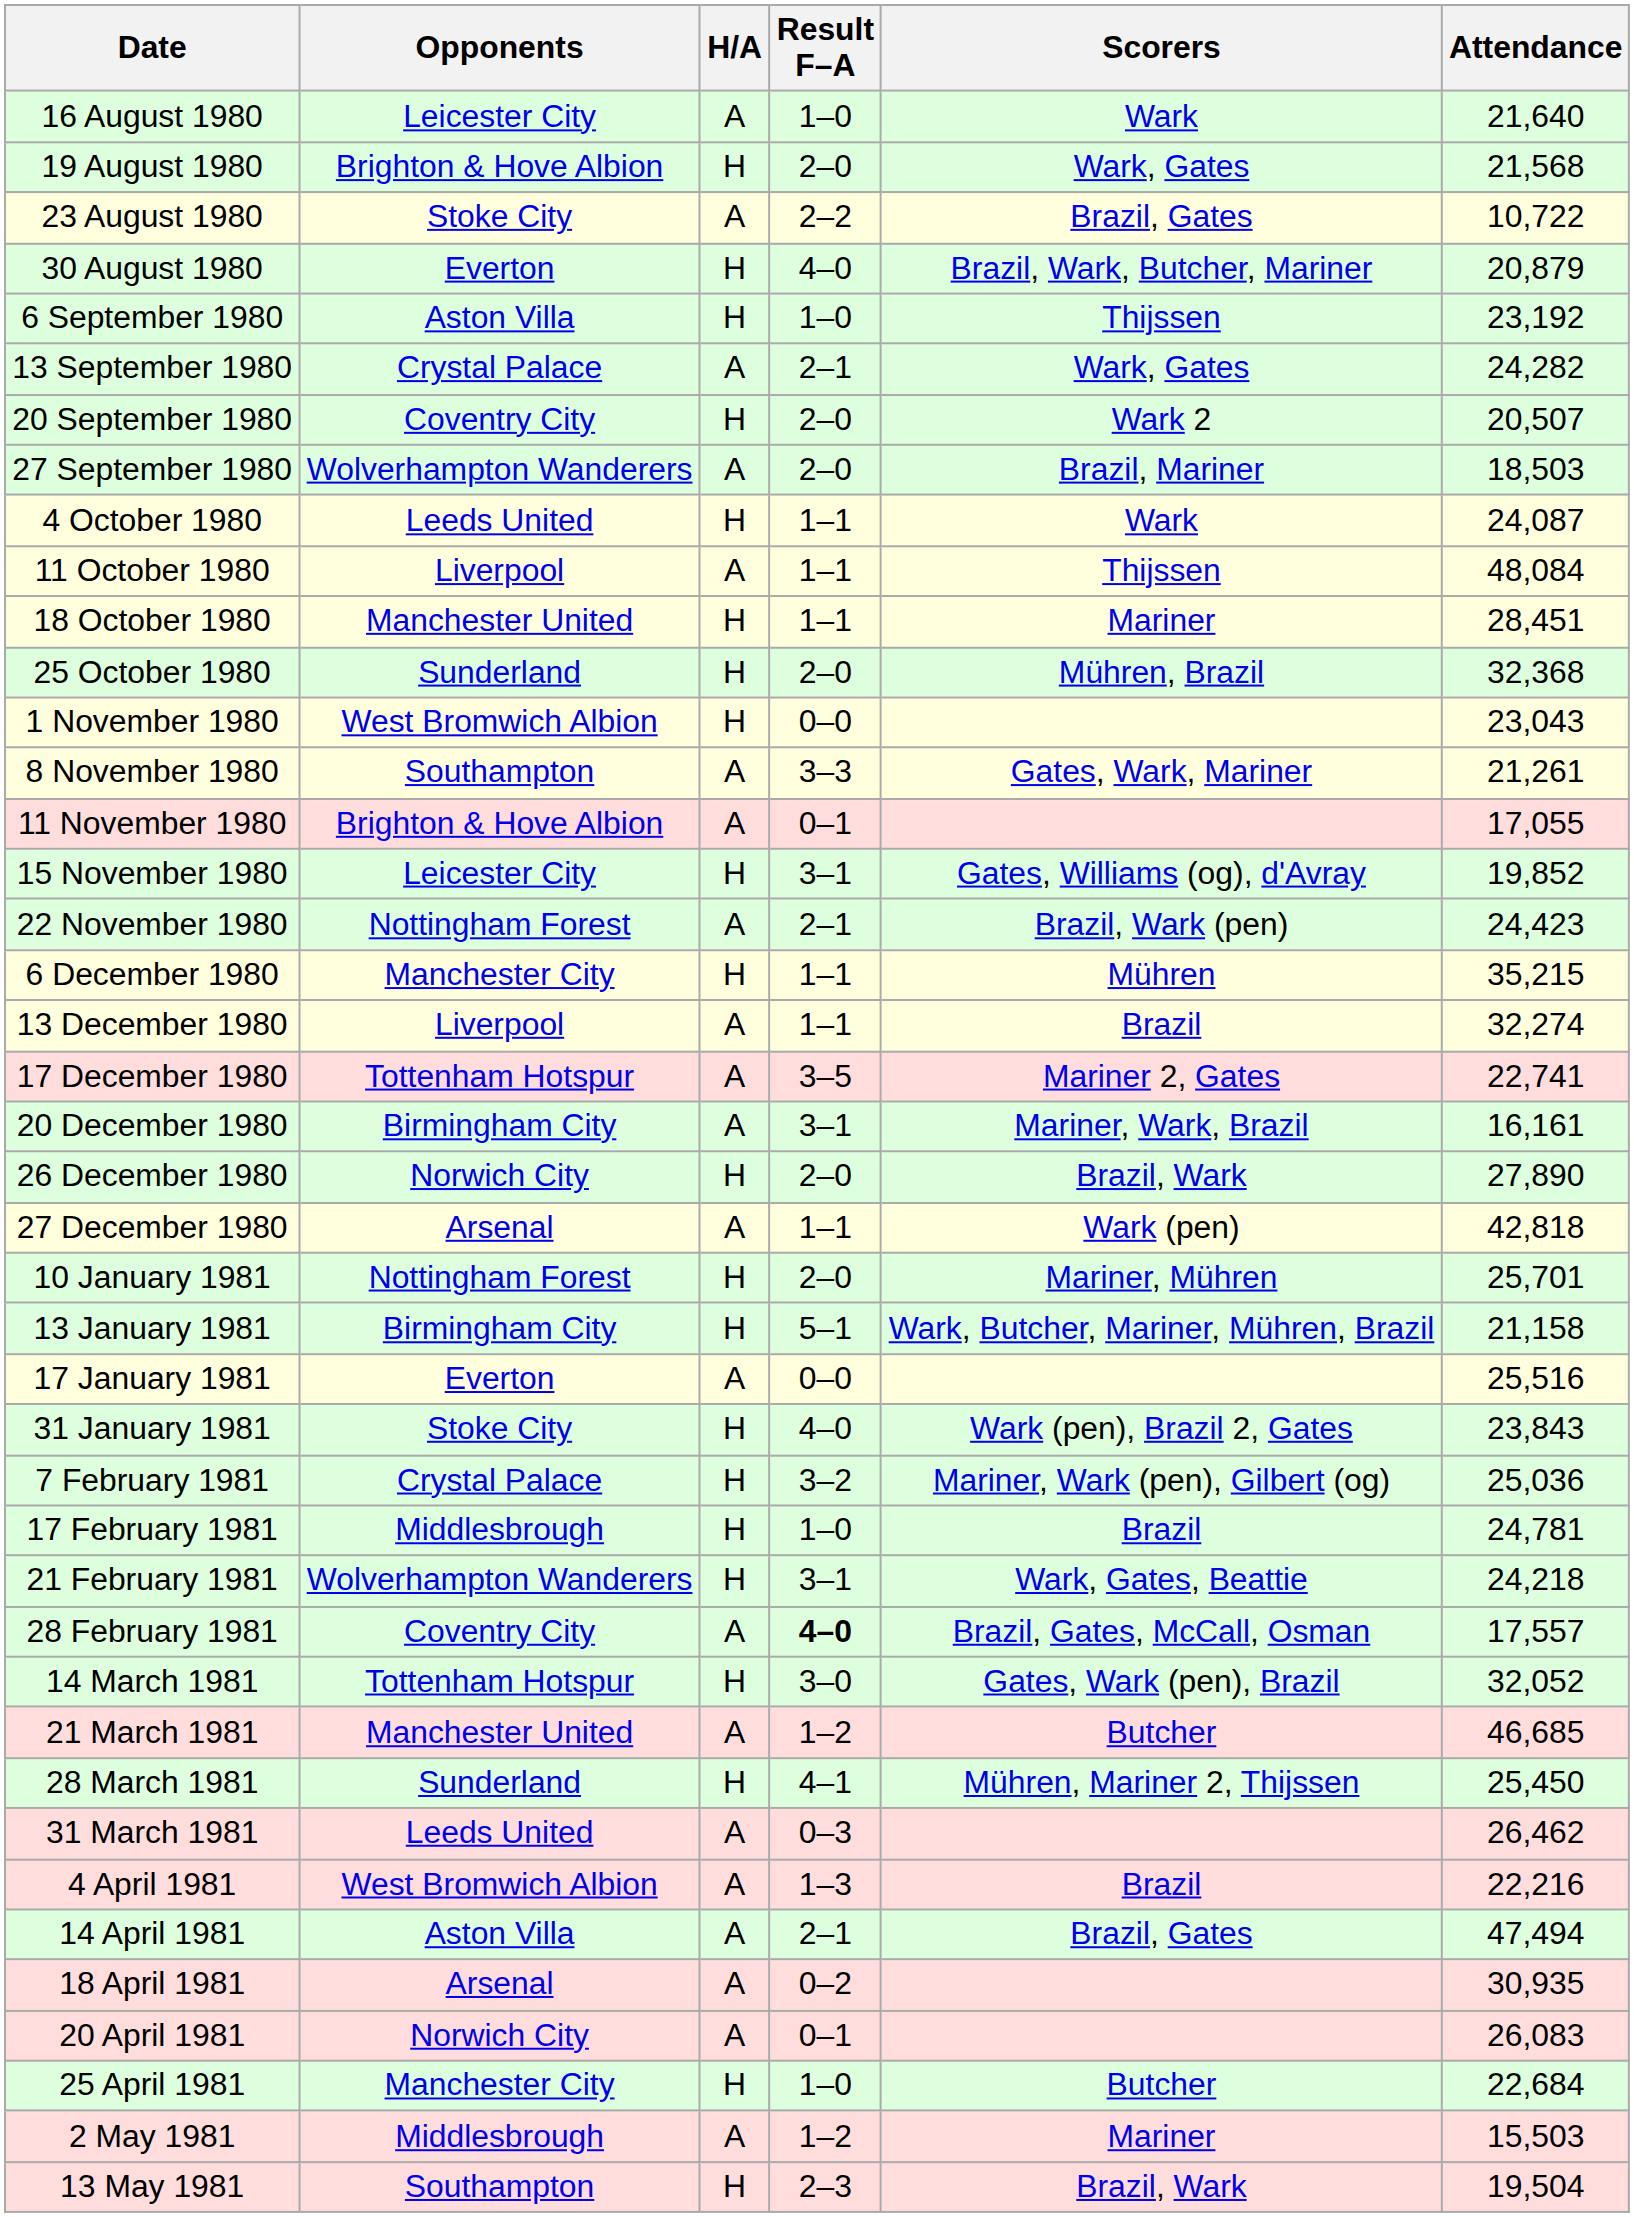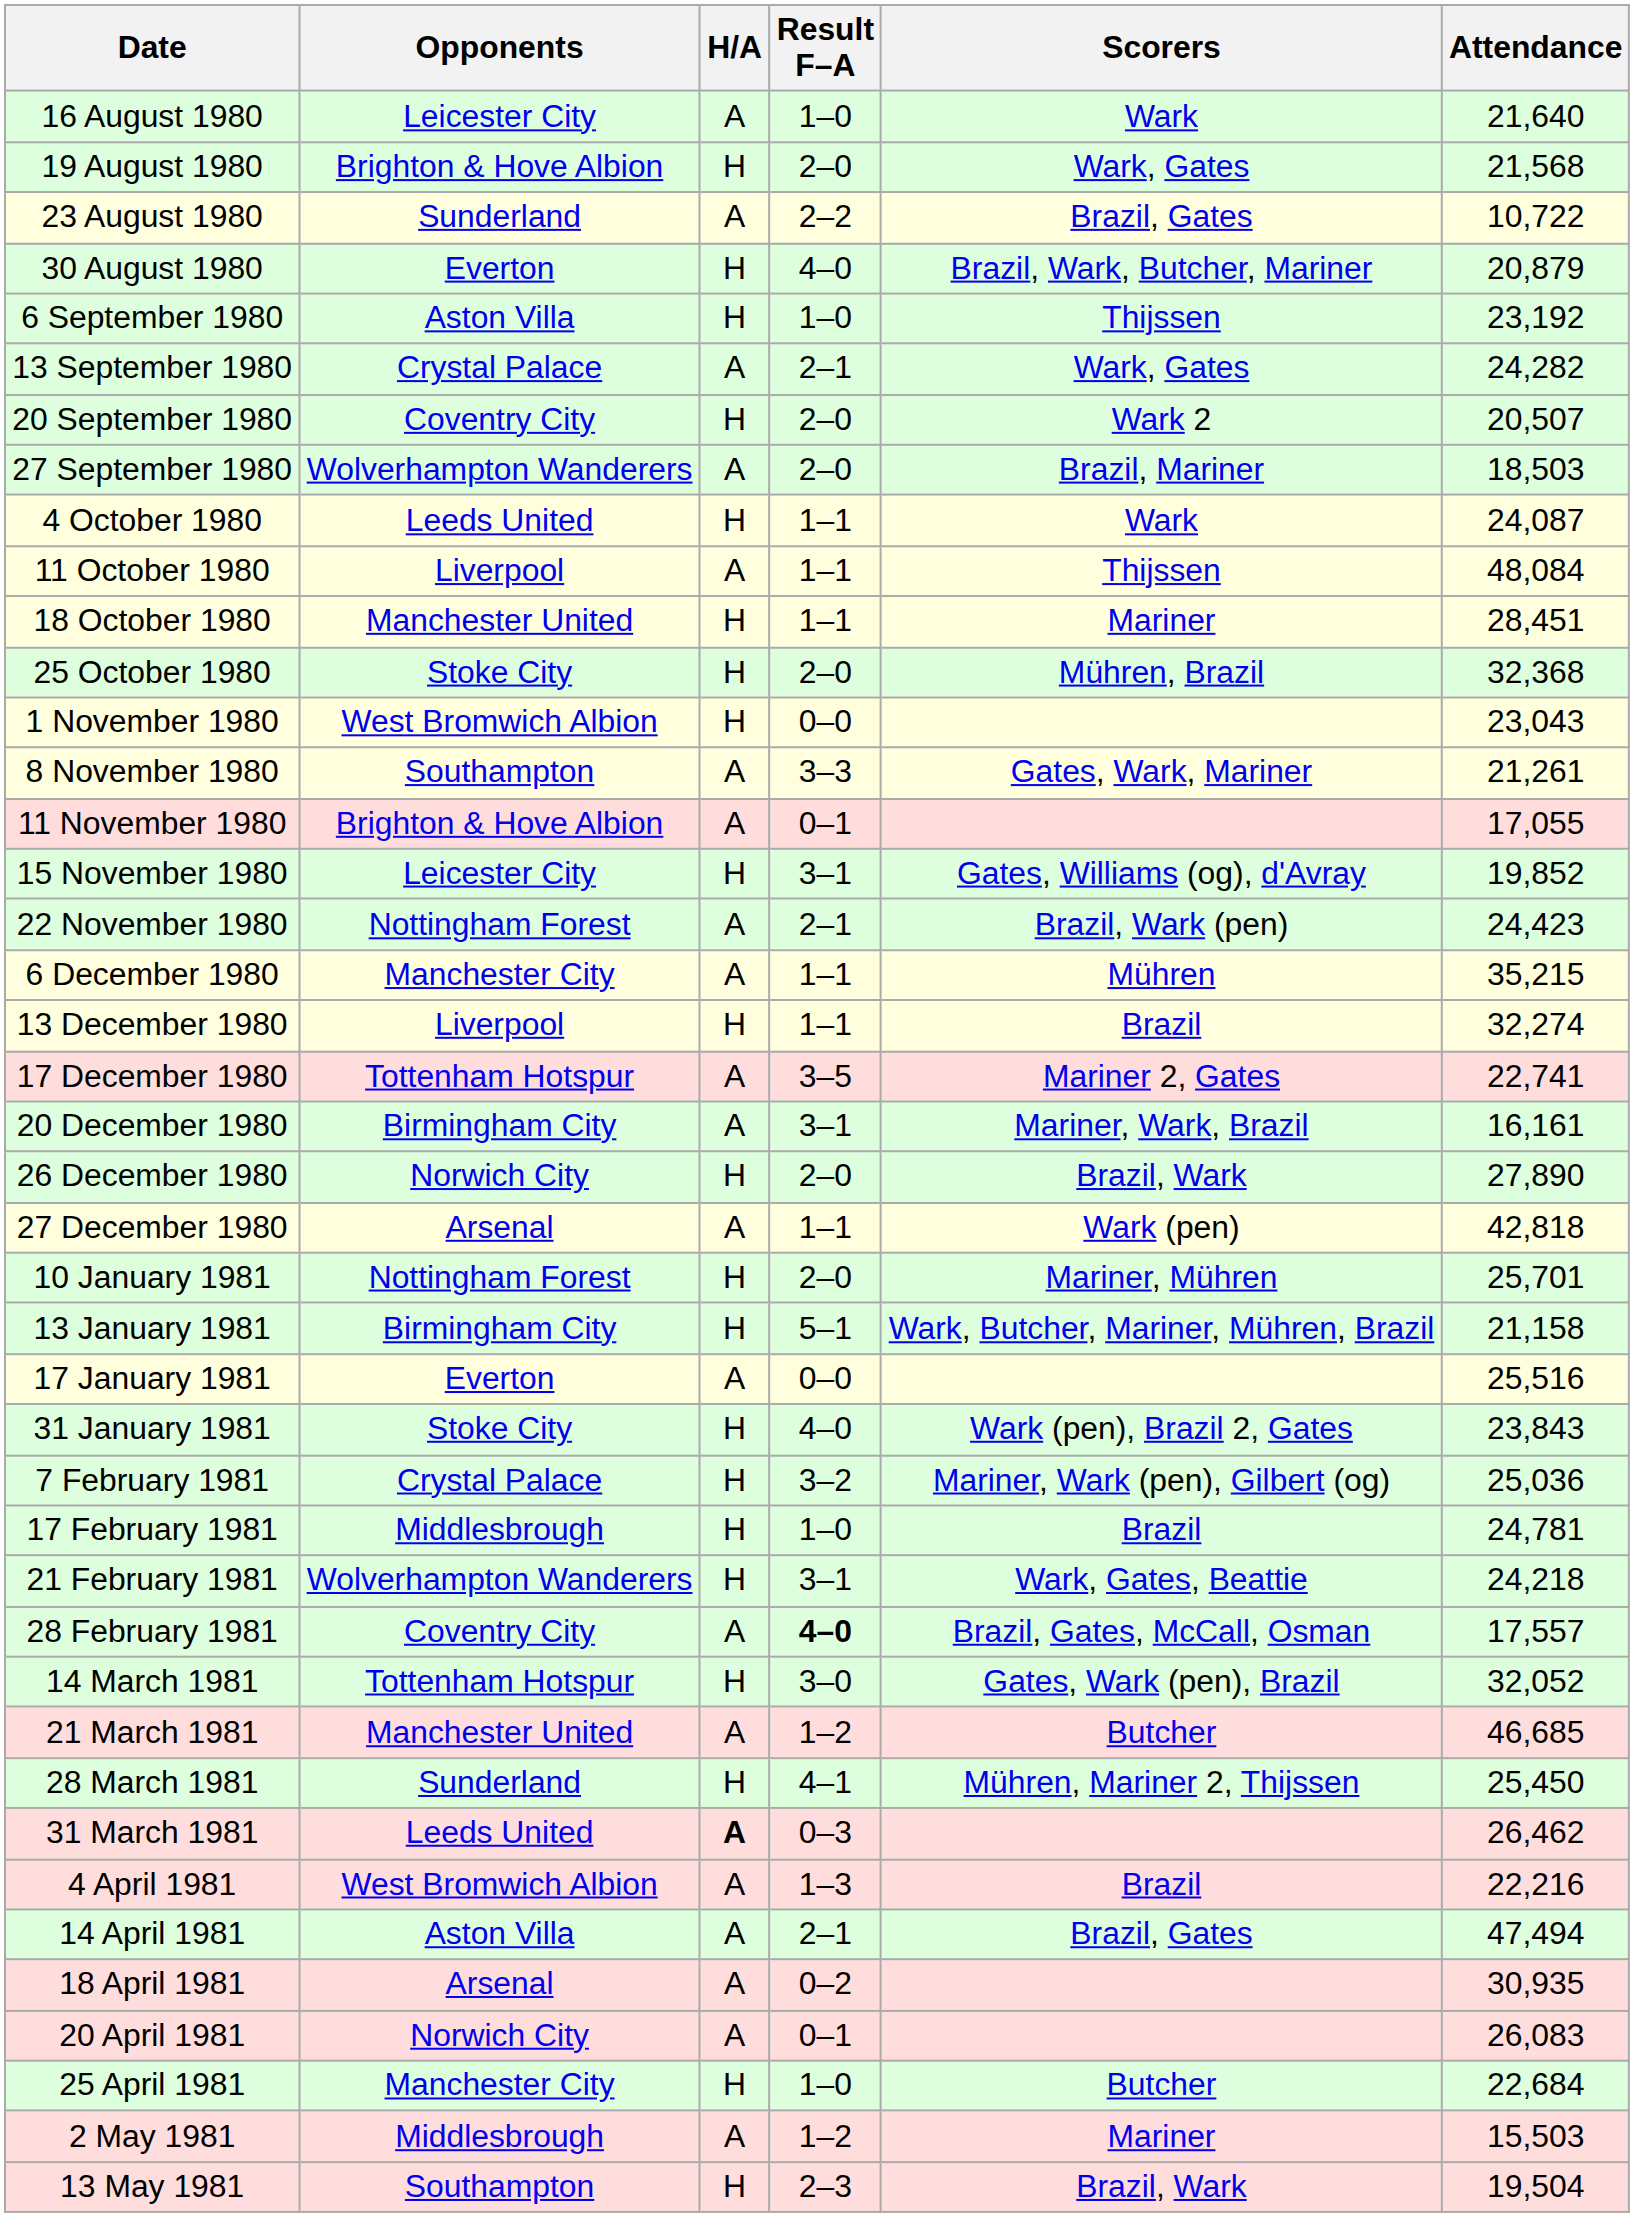(500, 217) Stoke City -> (500, 217) Sunderland
(500, 671) Sunderland -> (500, 671) Stoke City
(735, 974) H -> (735, 974) A
(735, 1024) A -> (735, 1024) H
(735, 1832) normal -> (735, 1832) bold
